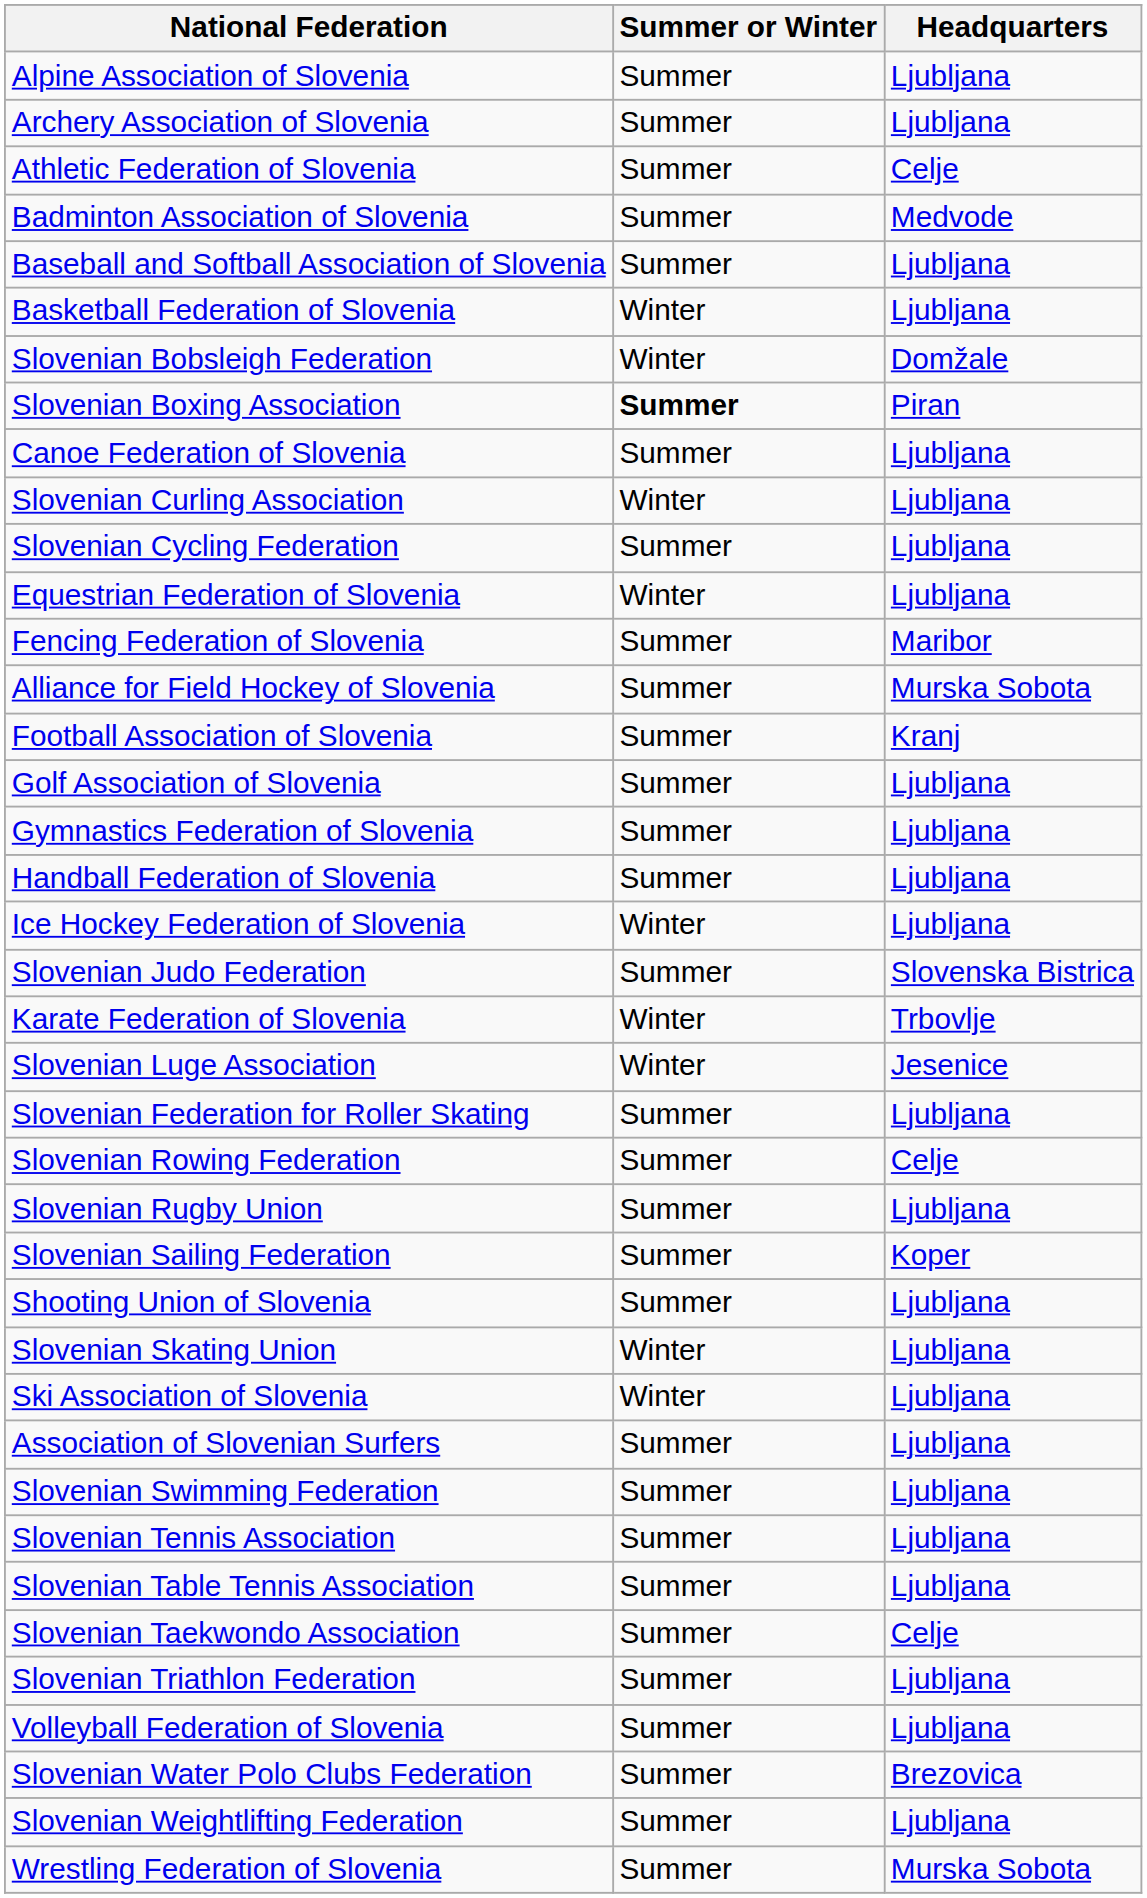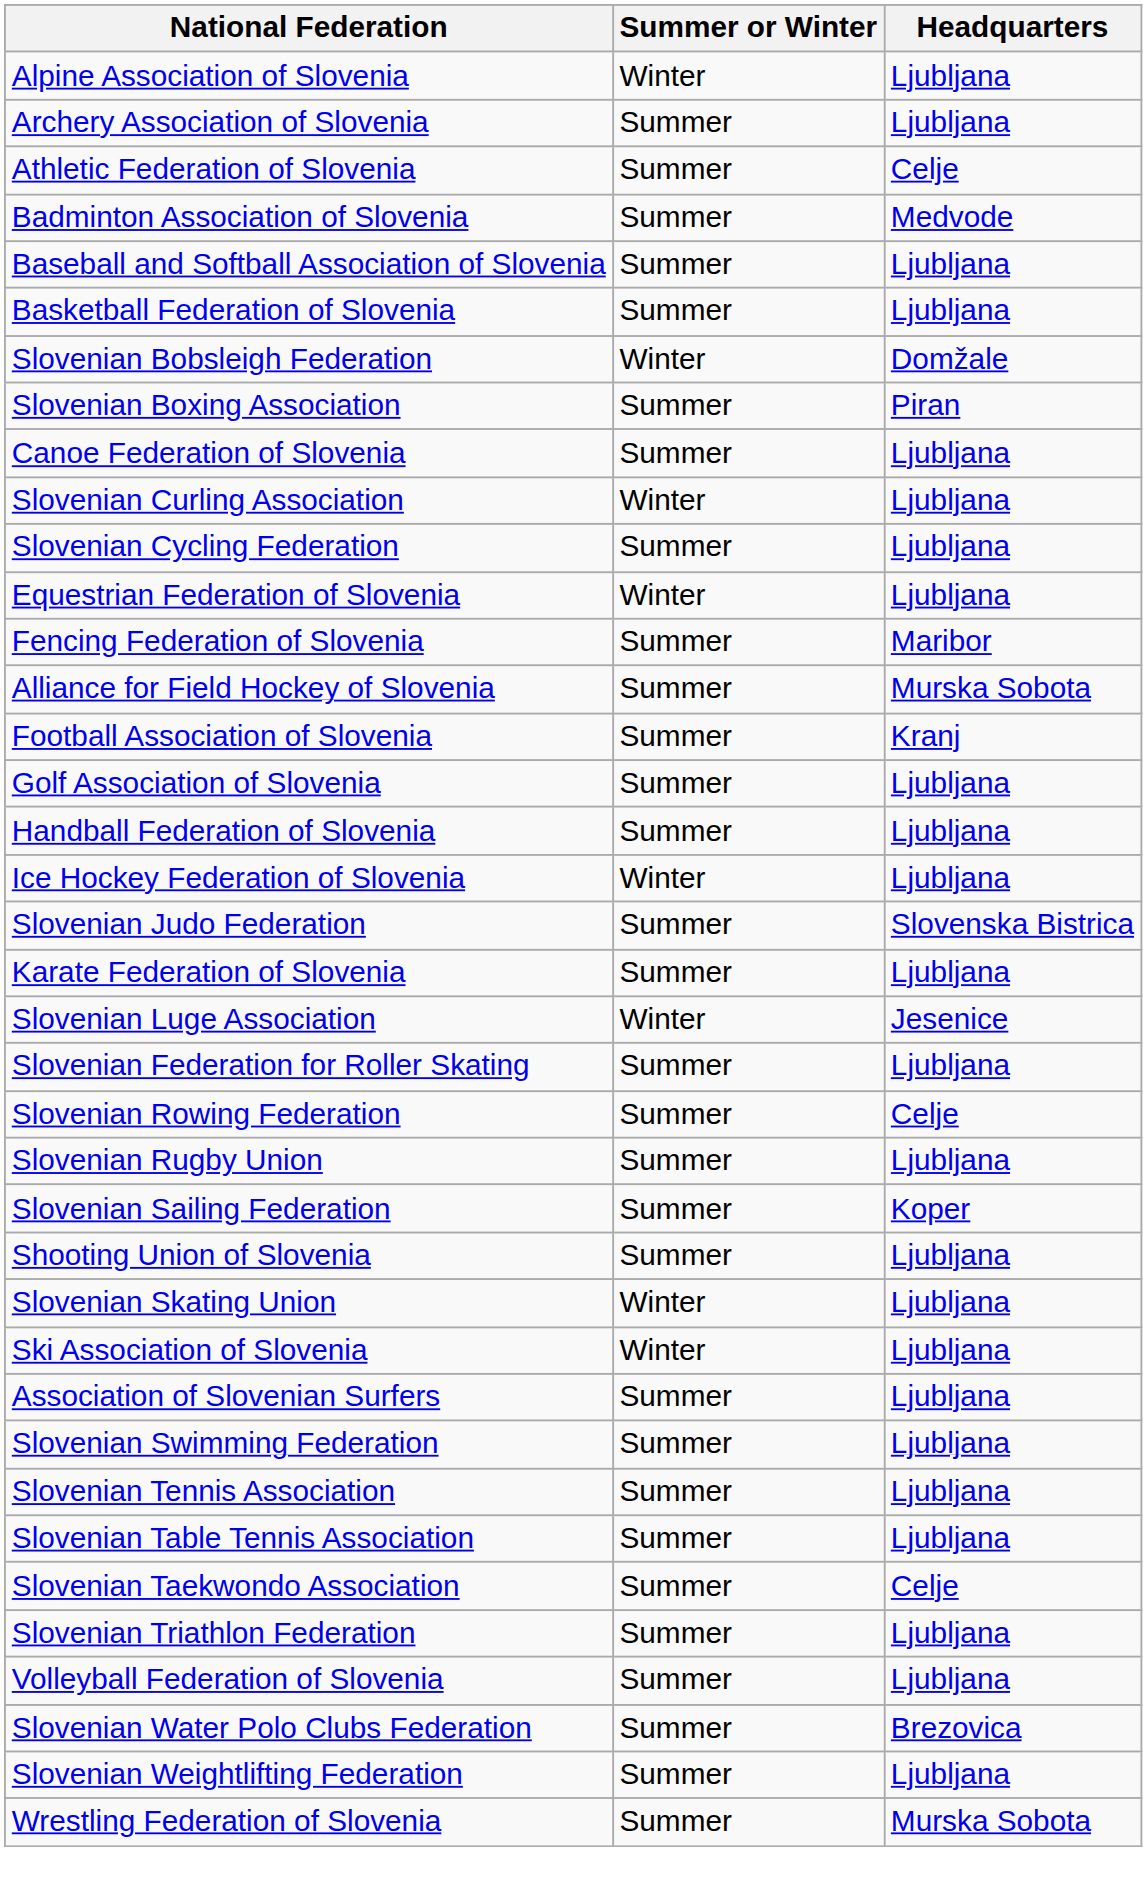(676, 75) Summer -> (662, 75) Winter
(662, 311) Winter -> (676, 311) Summer
(679, 405) bold -> (676, 405) normal
- row: (243, 830)
(662, 1019) Winter -> (676, 972) Summer
(943, 1019) Trbovlje -> (950, 972) Ljubljana
